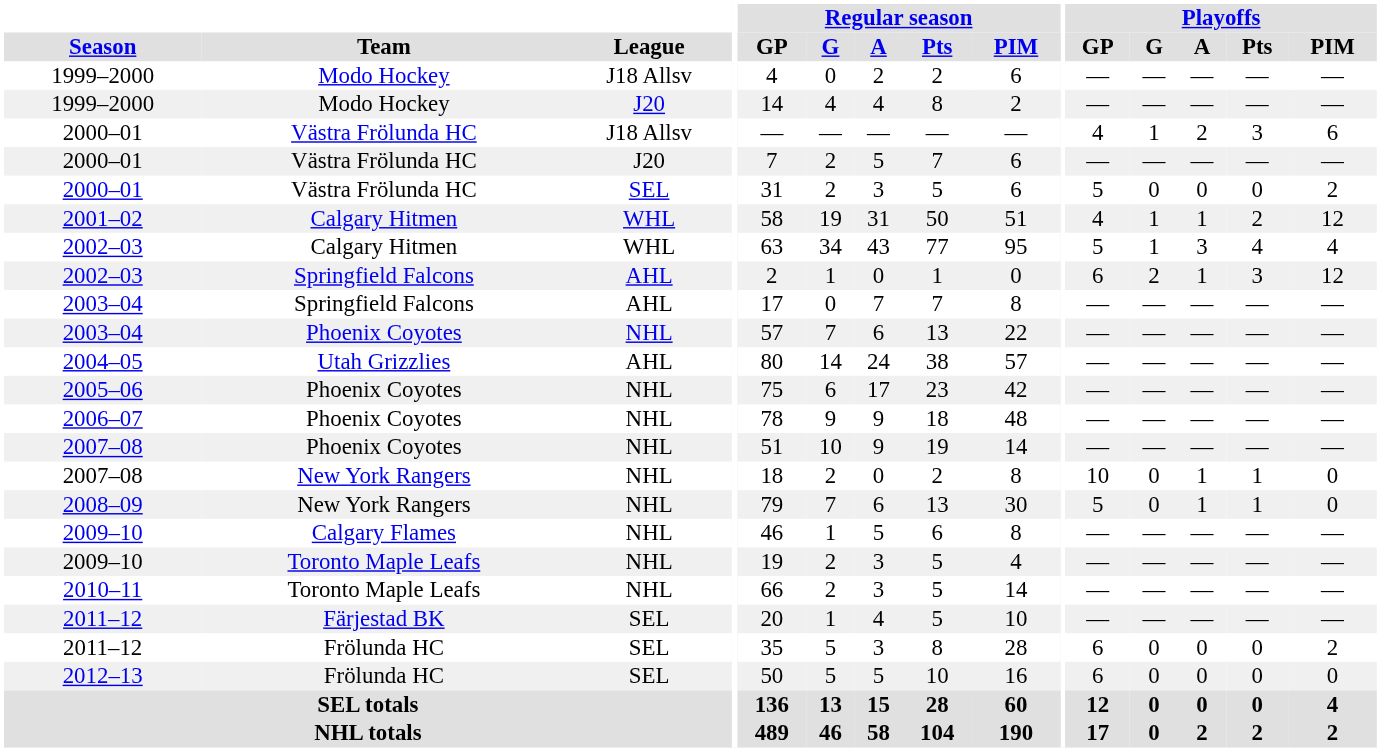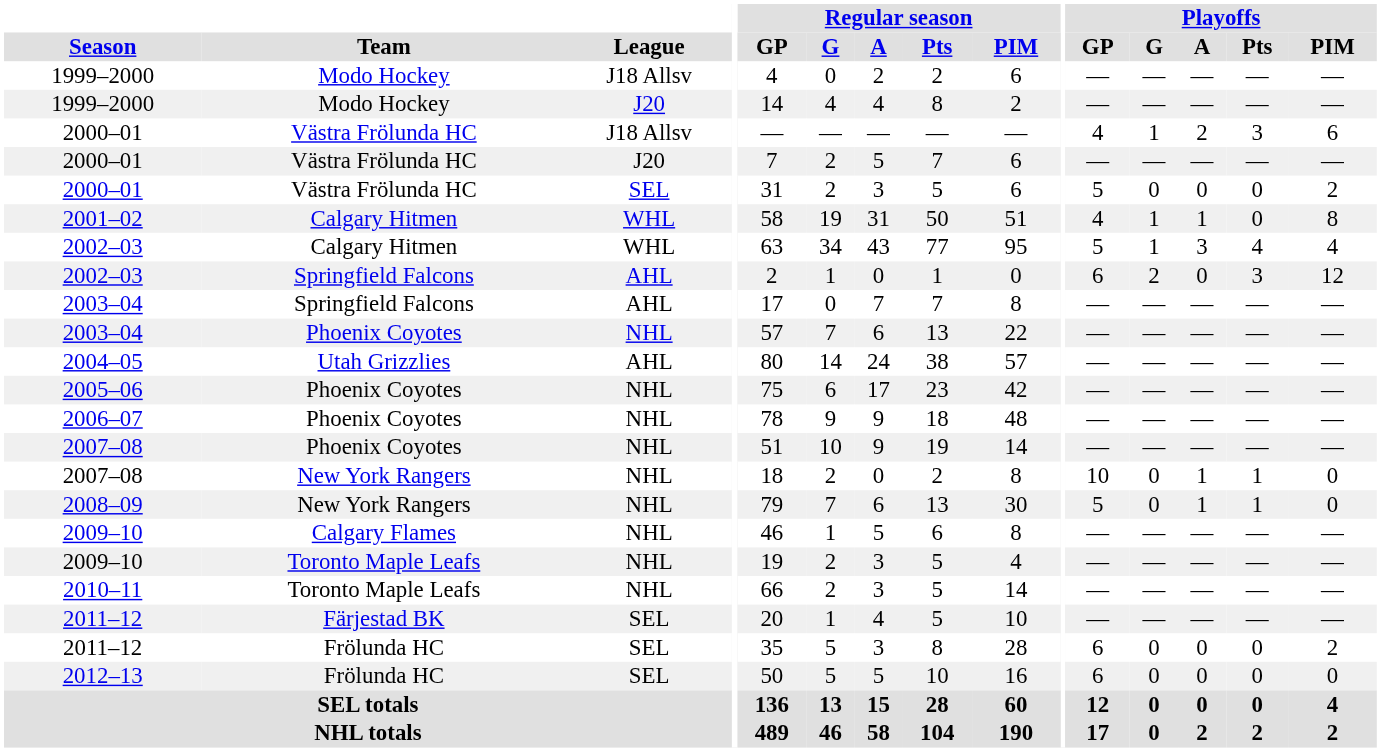(1257, 218) 2 -> (1257, 218) 0
(1333, 218) 12 -> (1333, 218) 8
(1202, 275) 1 -> (1202, 275) 0
